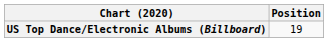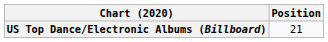(296, 30) 19 -> (296, 30) 21
